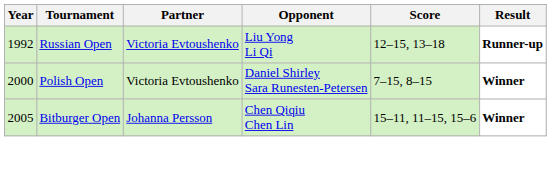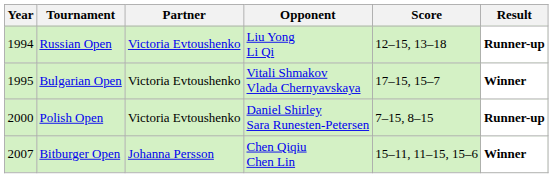(20, 44) 1992 -> (20, 44) 1994
+ row: (81, 81)
(503, 81) Winner -> (514, 117) Runner-up
(20, 117) 2005 -> (20, 154) 2007
